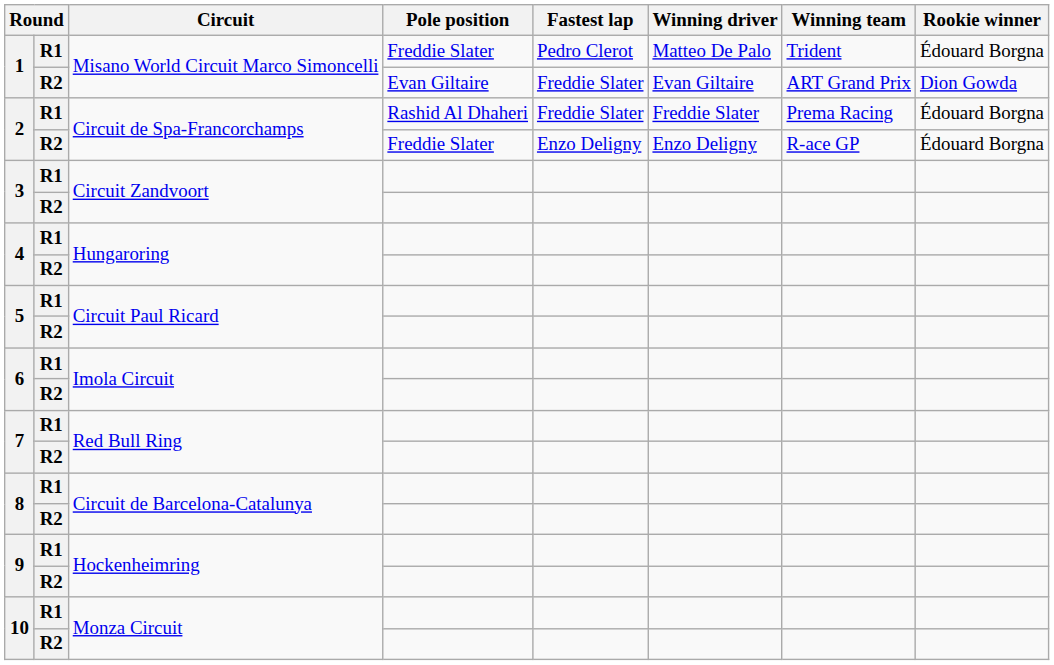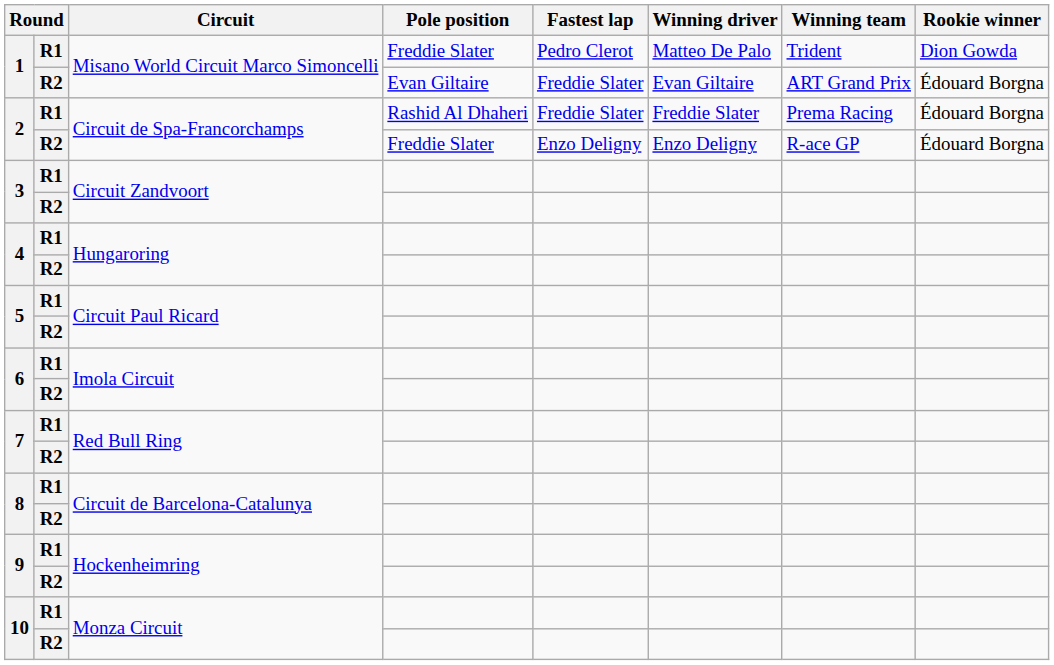(982, 50) Édouard Borgna -> (968, 50) Dion Gowda
(968, 82) Dion Gowda -> (982, 82) Édouard Borgna
